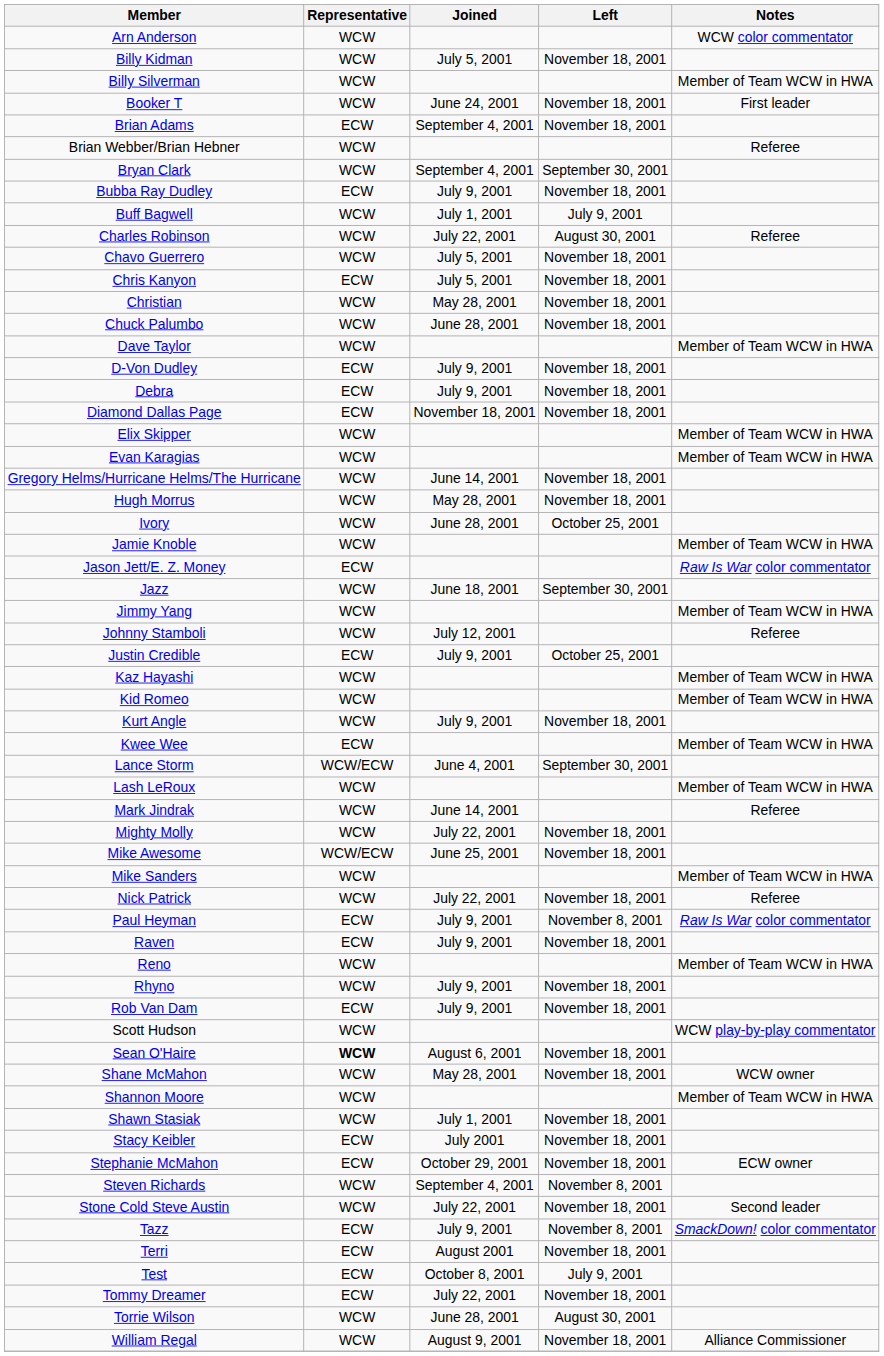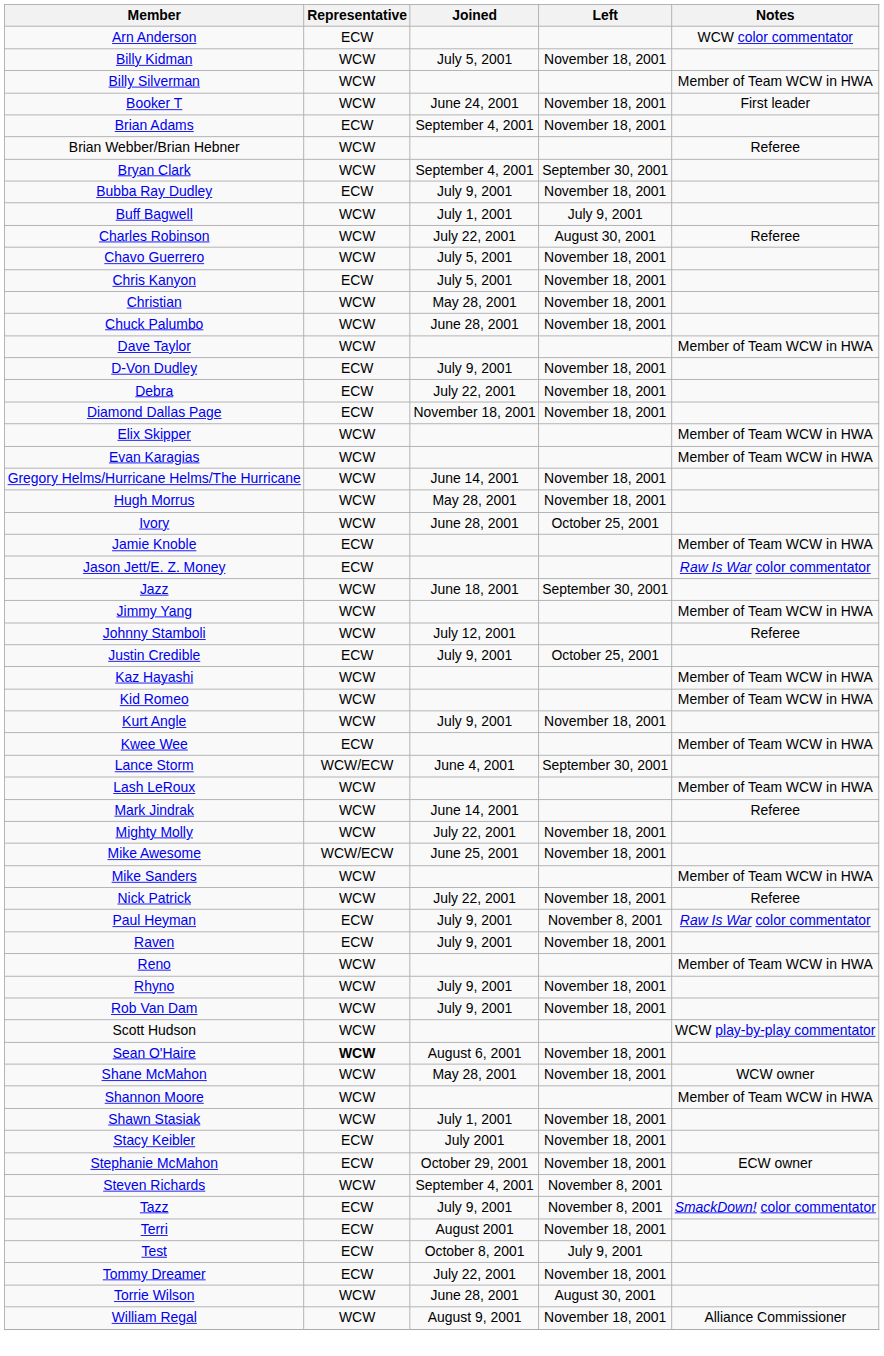(357, 37) WCW -> (357, 37) ECW
(475, 390) July 9, 2001 -> (475, 390) July 22, 2001
(357, 545) WCW -> (357, 545) ECW
(357, 1008) ECW -> (357, 1008) WCW
- row: (154, 1207)
